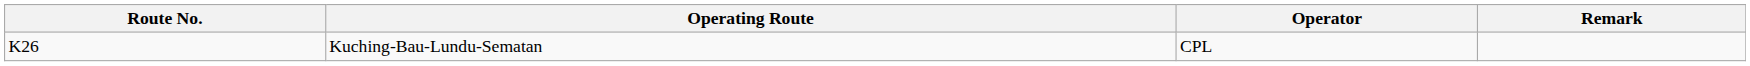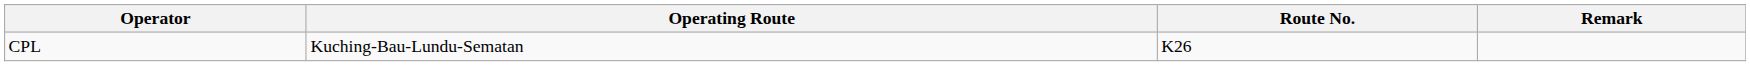columns swapped: (165, 18) <-> (1327, 18)
